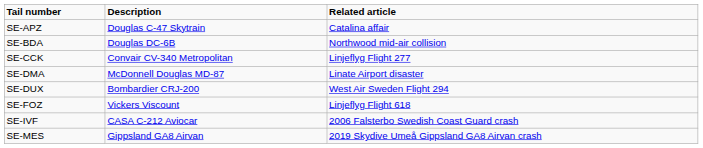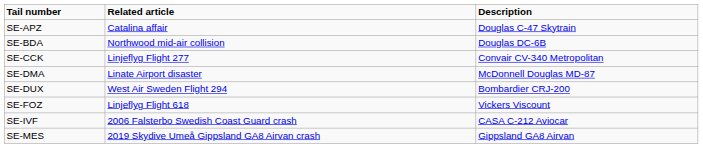columns swapped: (134, 12) <-> (362, 12)
